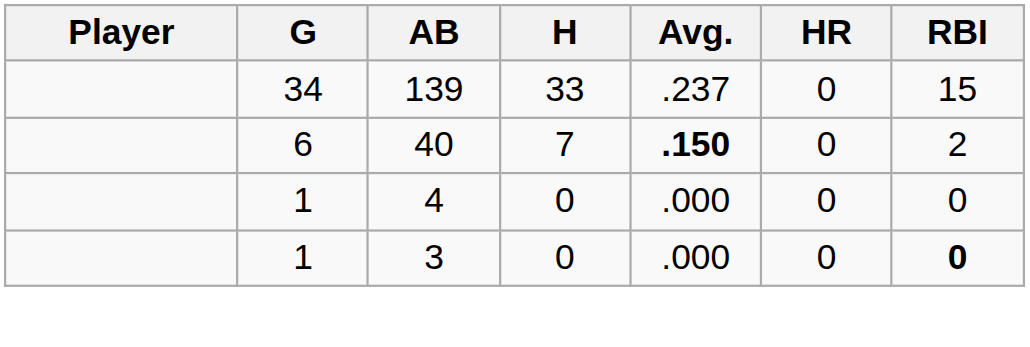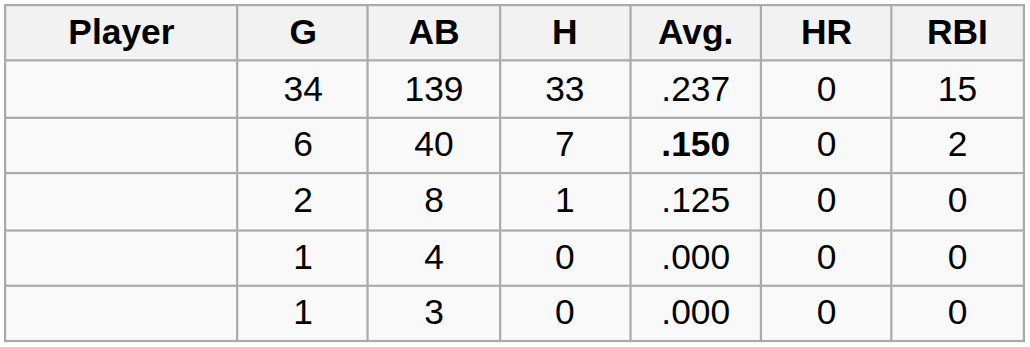+ row: (434, 200)
(957, 256) bold -> (957, 312) normal
